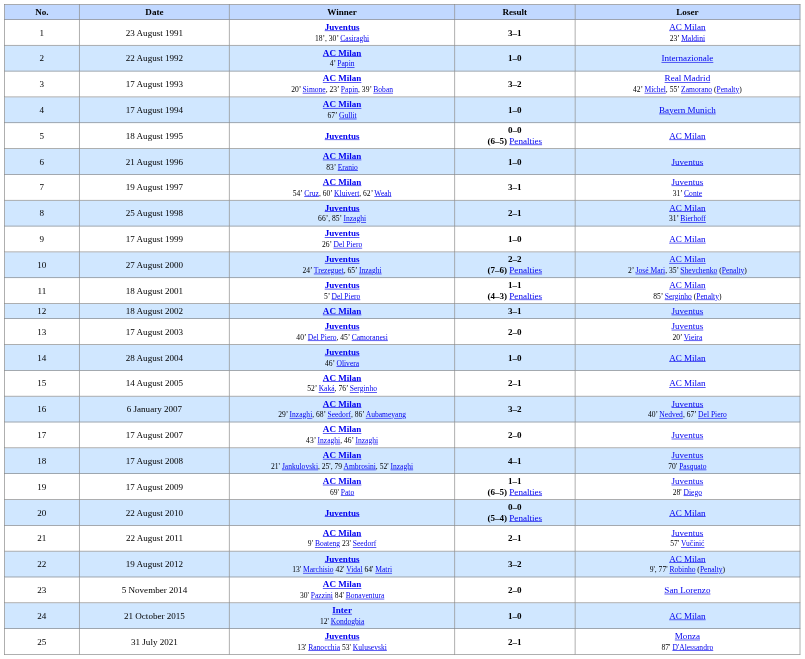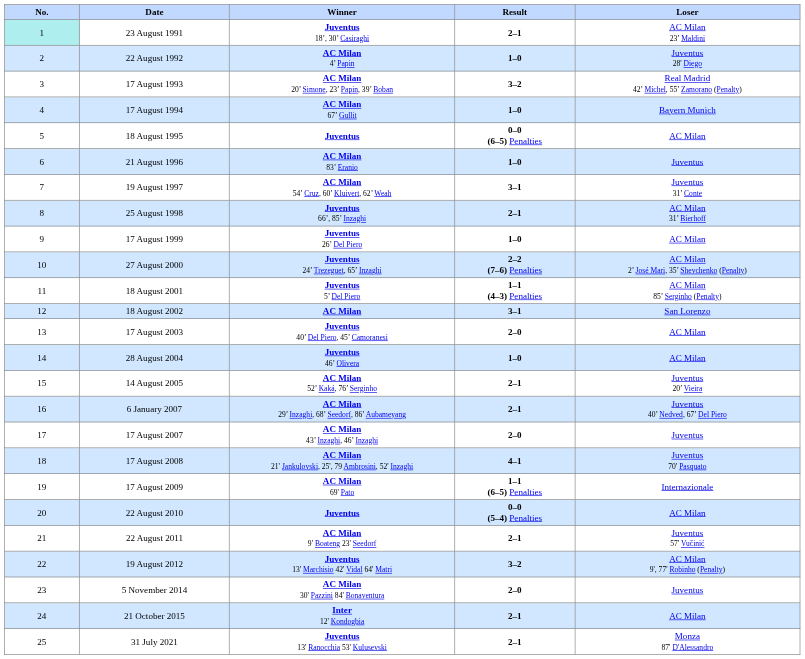(42, 32) no background -> (42, 32) paleturquoise background
(515, 32) 3–1 -> (515, 32) 2–1
(687, 58) Internazionale -> (687, 58) Juventus 28' Diego
(687, 311) Juventus -> (687, 311) San Lorenzo
(687, 331) Juventus 20’ Vieira -> (687, 331) AC Milan
(687, 383) AC Milan -> (687, 383) Juventus 20’ Vieira
(515, 409) 3–2 -> (515, 409) 2–1
(687, 486) Juventus 28' Diego -> (687, 486) Internazionale
(687, 590) San Lorenzo -> (687, 590) Juventus
(515, 615) 1–0 -> (515, 615) 2–1
